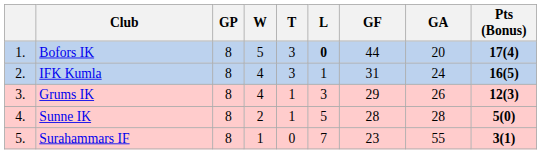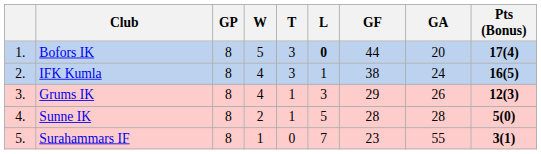(372, 73) 31 -> (372, 73) 38
